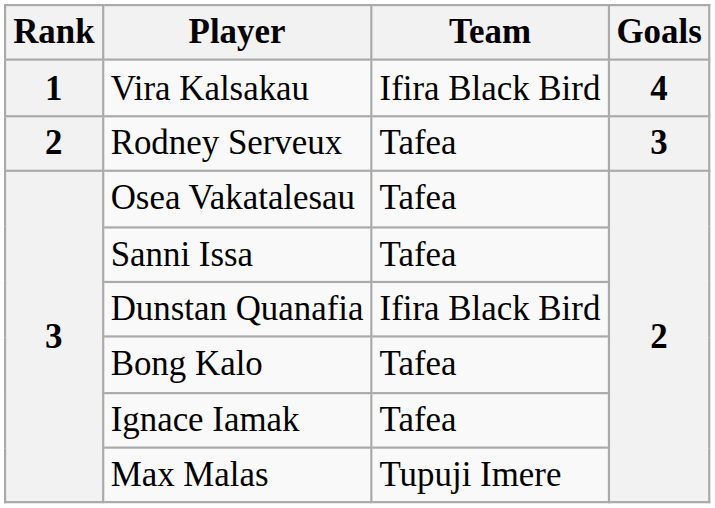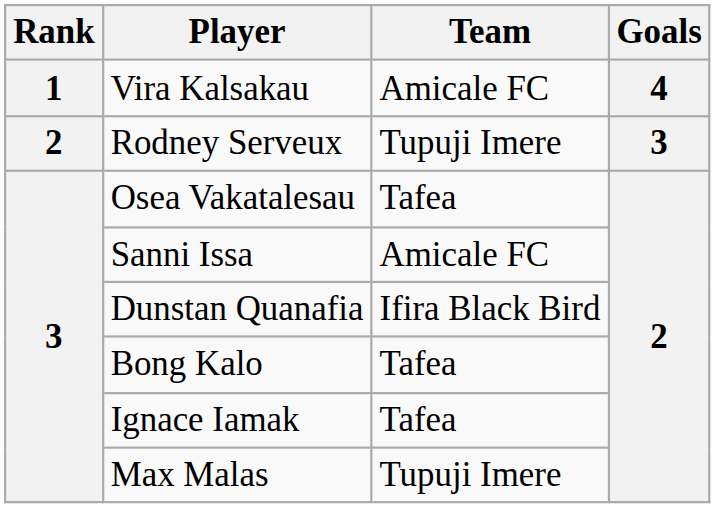(490, 87) Ifira Black Bird -> (464, 87) Amicale FC
(418, 142) Tafea -> (470, 142) Tupuji Imere
(418, 253) Tafea -> (464, 253) Amicale FC
